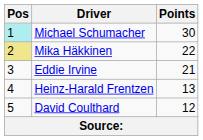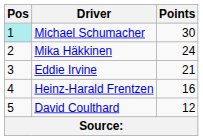(10, 51) khaki background -> (10, 51) no background
(189, 51) 22 -> (189, 51) 24
(189, 89) 13 -> (189, 89) 16
